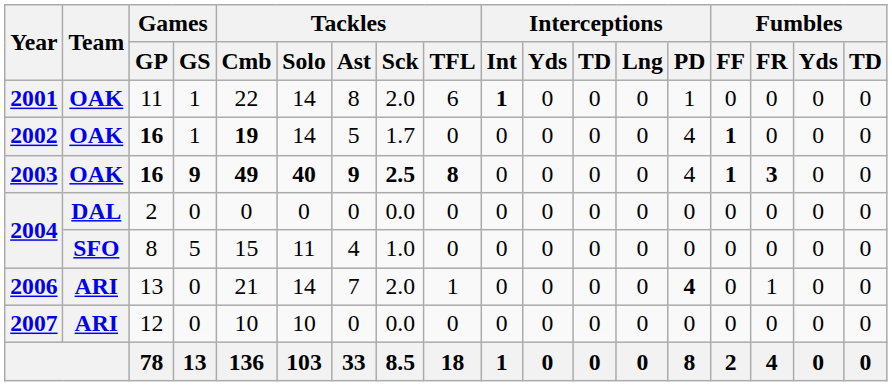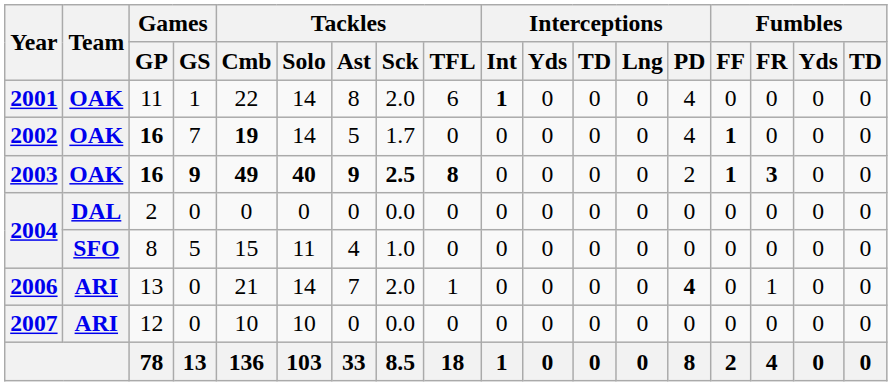(689, 98) 1 -> (689, 98) 4
(195, 135) 1 -> (195, 135) 7
(689, 173) 4 -> (689, 173) 2
